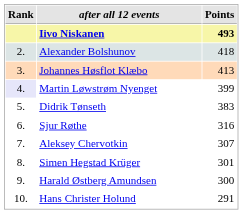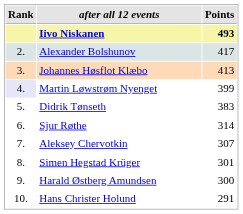(226, 52) 418 -> (226, 52) 417
(226, 125) 316 -> (226, 125) 314
